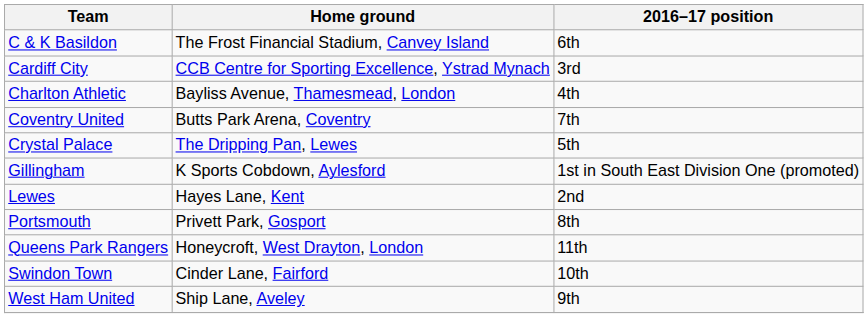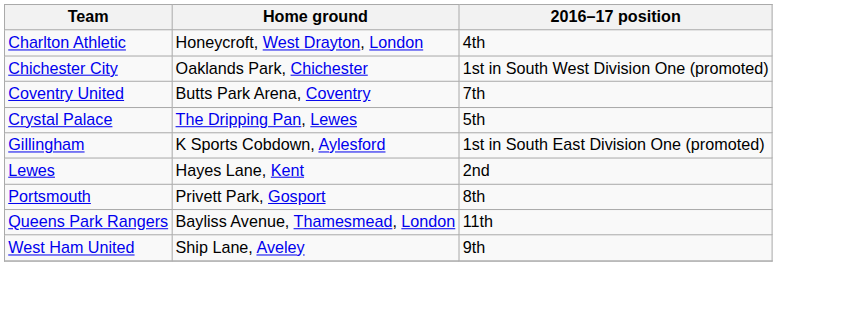- row: (63, 42)
- row: (48, 68)
(315, 94) Bayliss Avenue, Thamesmead, London -> (299, 42) Honeycroft, West Drayton, London
+ row: (63, 68)
(299, 247) Honeycroft, West Drayton, London -> (315, 222) Bayliss Avenue, Thamesmead, London
- row: (60, 273)
